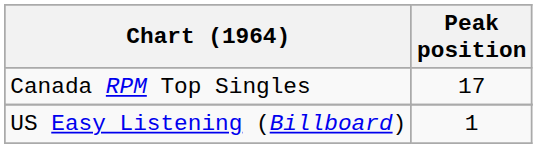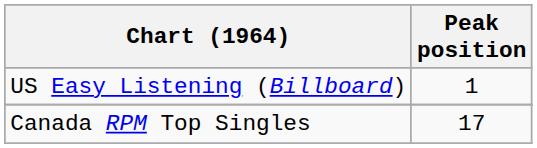rows swapped: (160, 87) <-> (208, 124)
